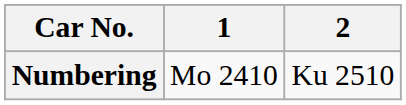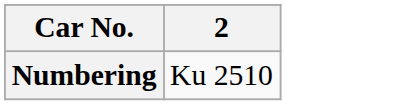- column: (224, 27)
